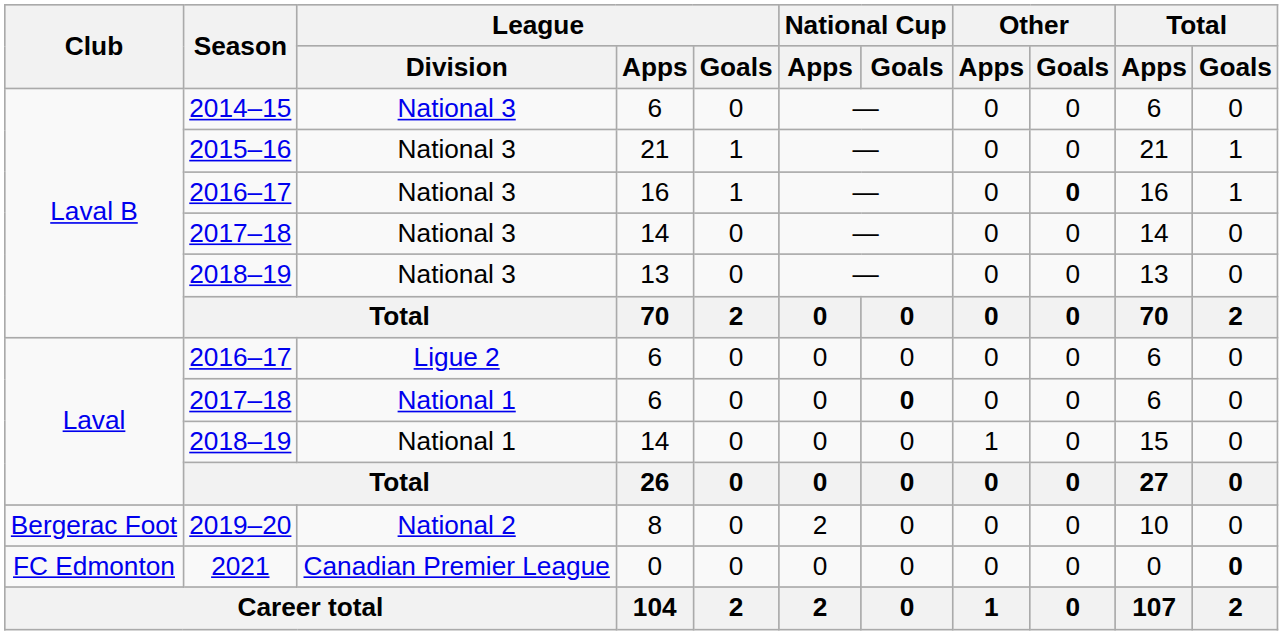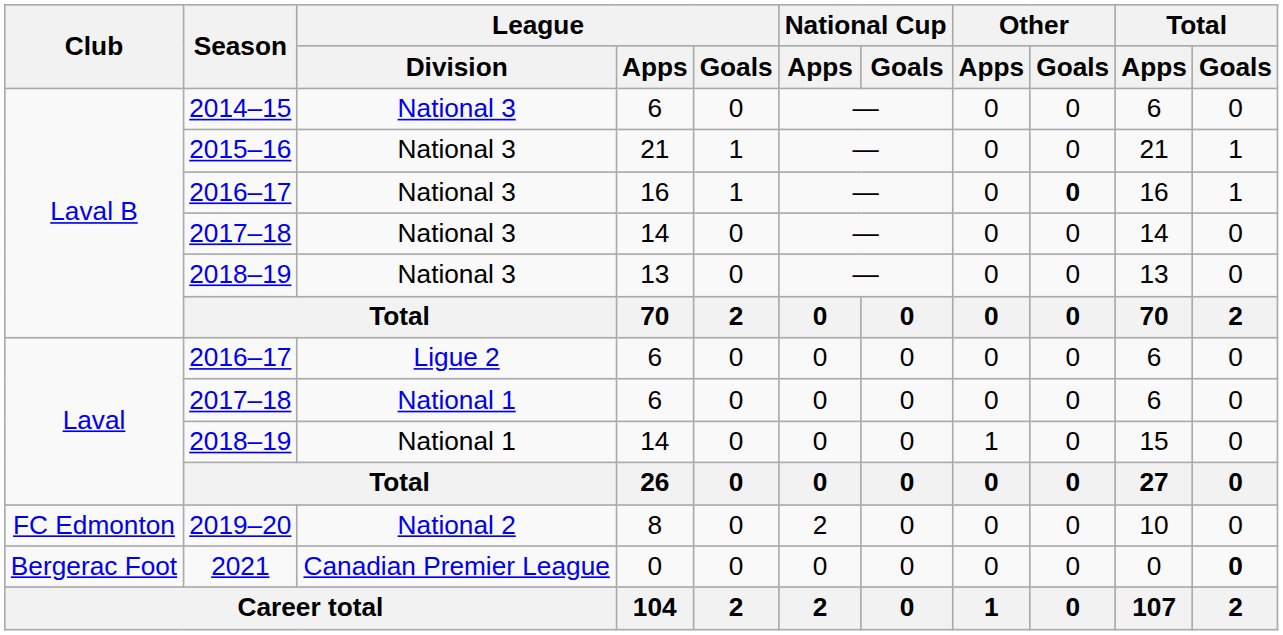(907, 399) bold -> (907, 399) normal
(94, 524) Bergerac Foot -> (94, 524) FC Edmonton
(94, 566) FC Edmonton -> (94, 566) Bergerac Foot
